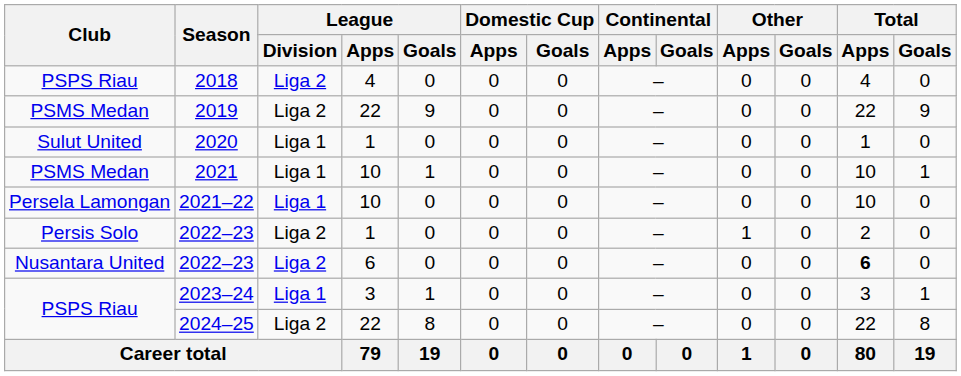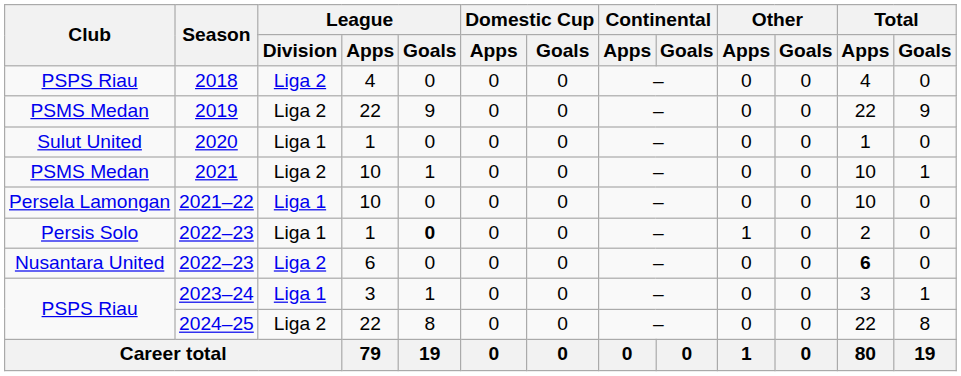(300, 171) Liga 1 -> (300, 171) Liga 2
(300, 232) Liga 2 -> (300, 232) Liga 1
(430, 232) normal -> (430, 232) bold
